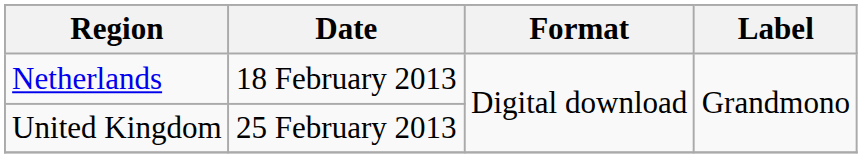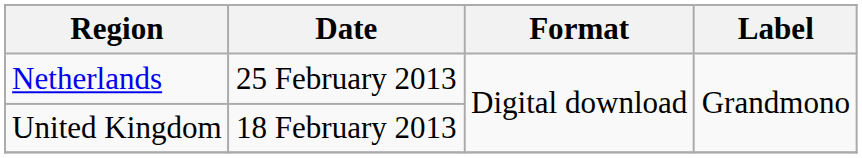(346, 78) 18 February 2013 -> (346, 78) 25 February 2013
(346, 127) 25 February 2013 -> (346, 127) 18 February 2013
